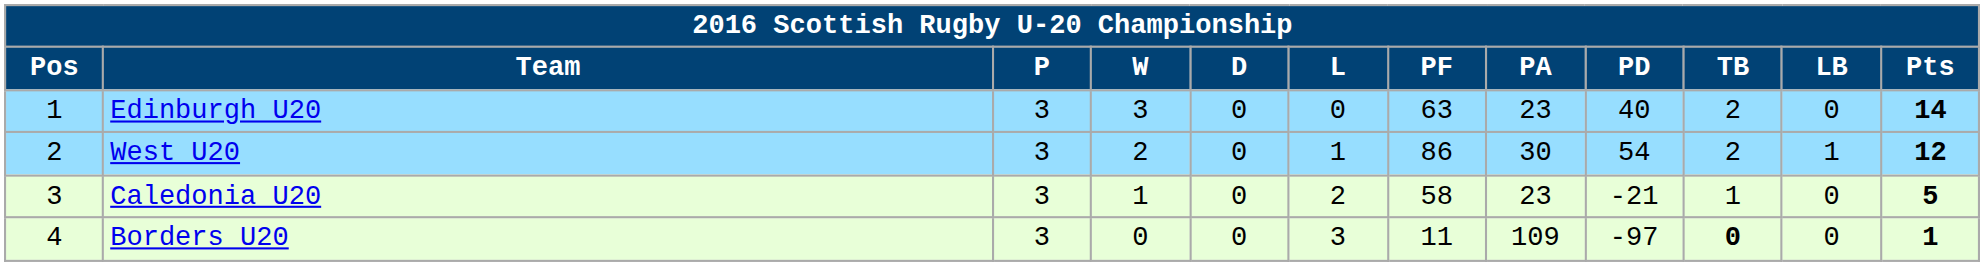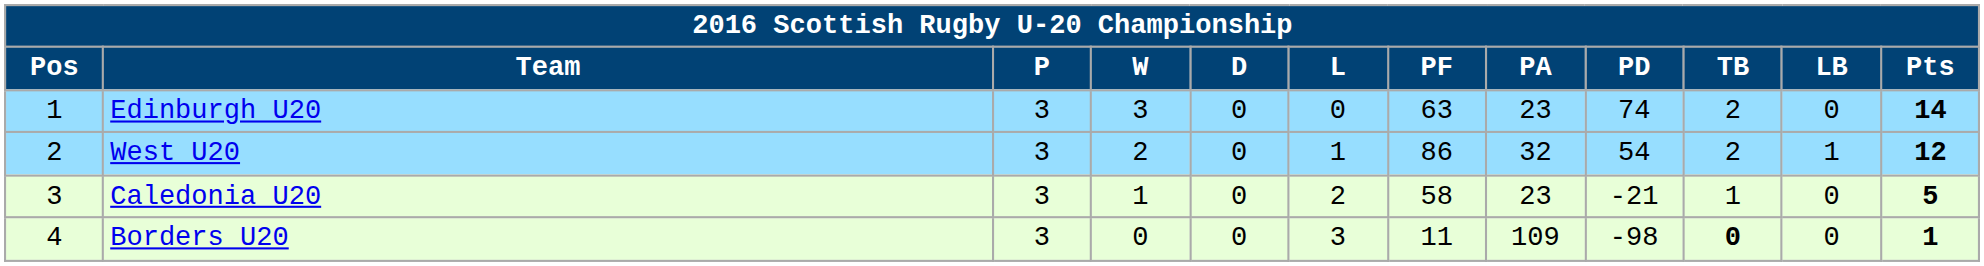(1634, 110) 40 -> (1634, 110) 74
(1535, 153) 30 -> (1535, 153) 32
(1634, 238) -97 -> (1634, 238) -98
